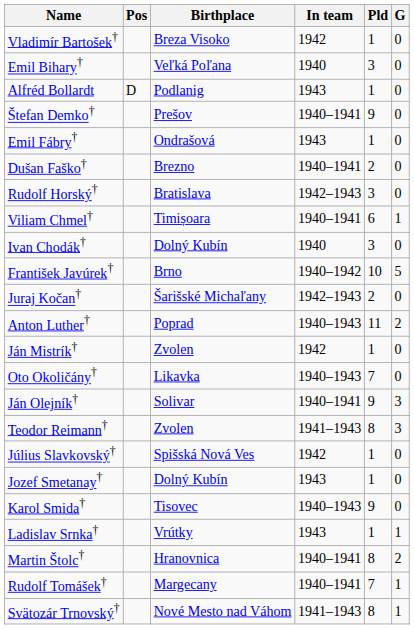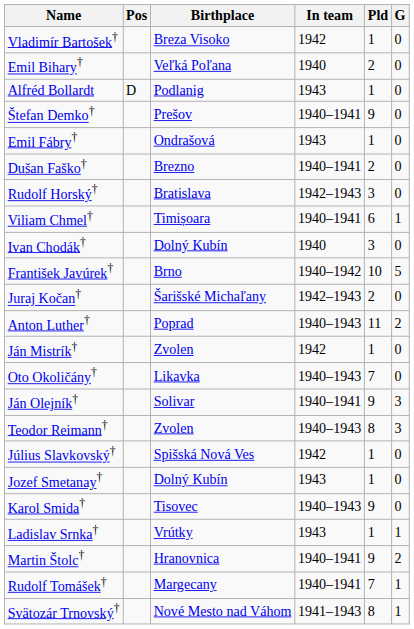(371, 66) 3 -> (371, 66) 2
(330, 428) 1941–1943 -> (330, 428) 1940–1943
(371, 558) 8 -> (371, 558) 9
